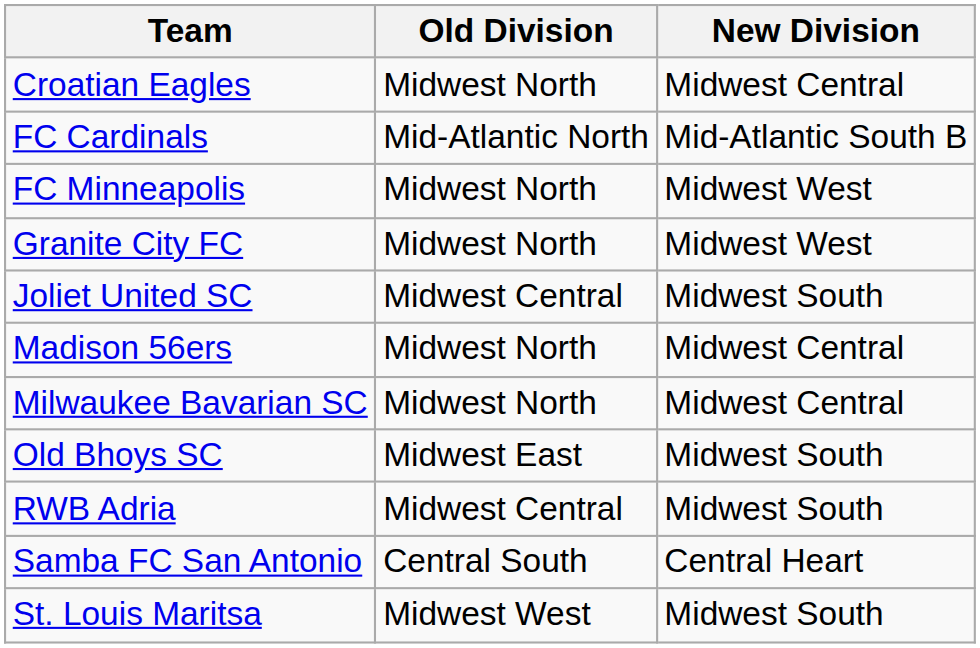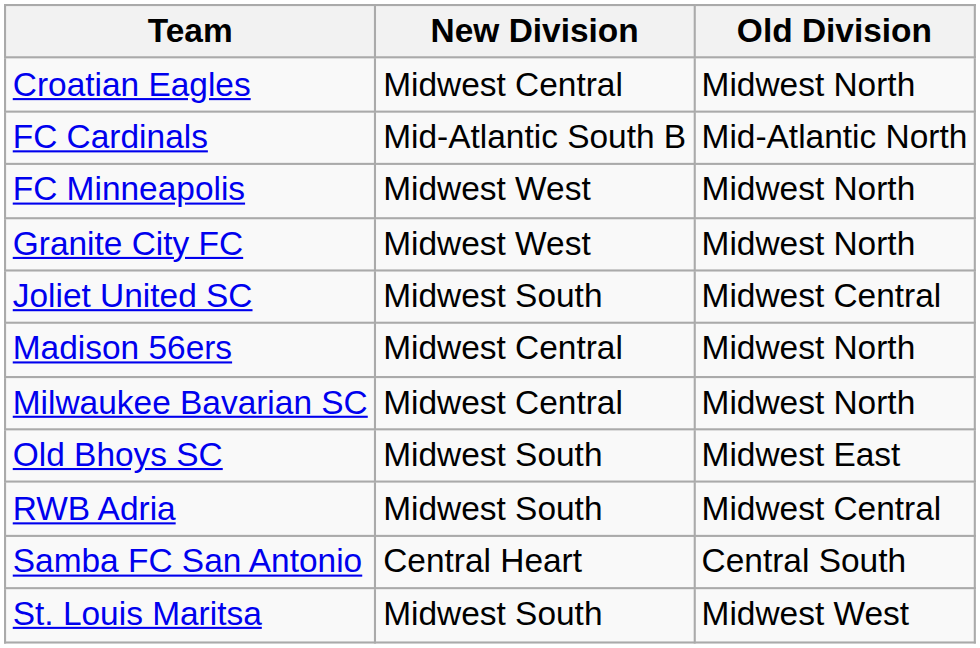columns swapped: (516, 31) <-> (816, 31)
